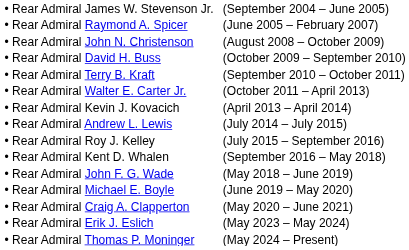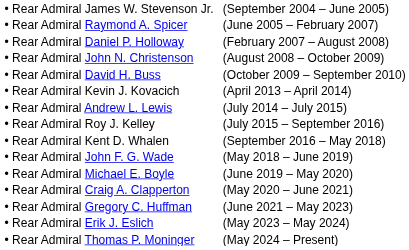+ row: (88, 42)
- row: (73, 75)
- row: (89, 91)
+ row: (92, 207)
